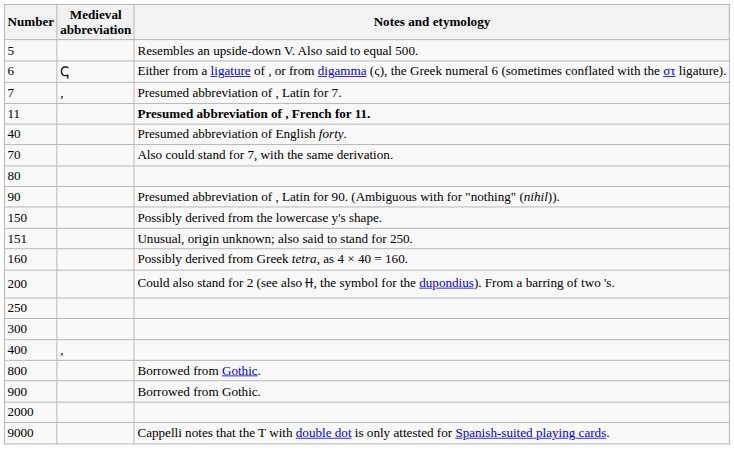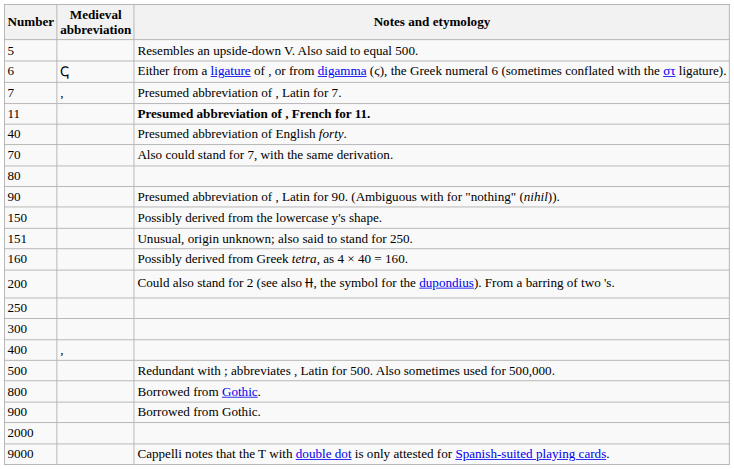+ row: (17, 370)
